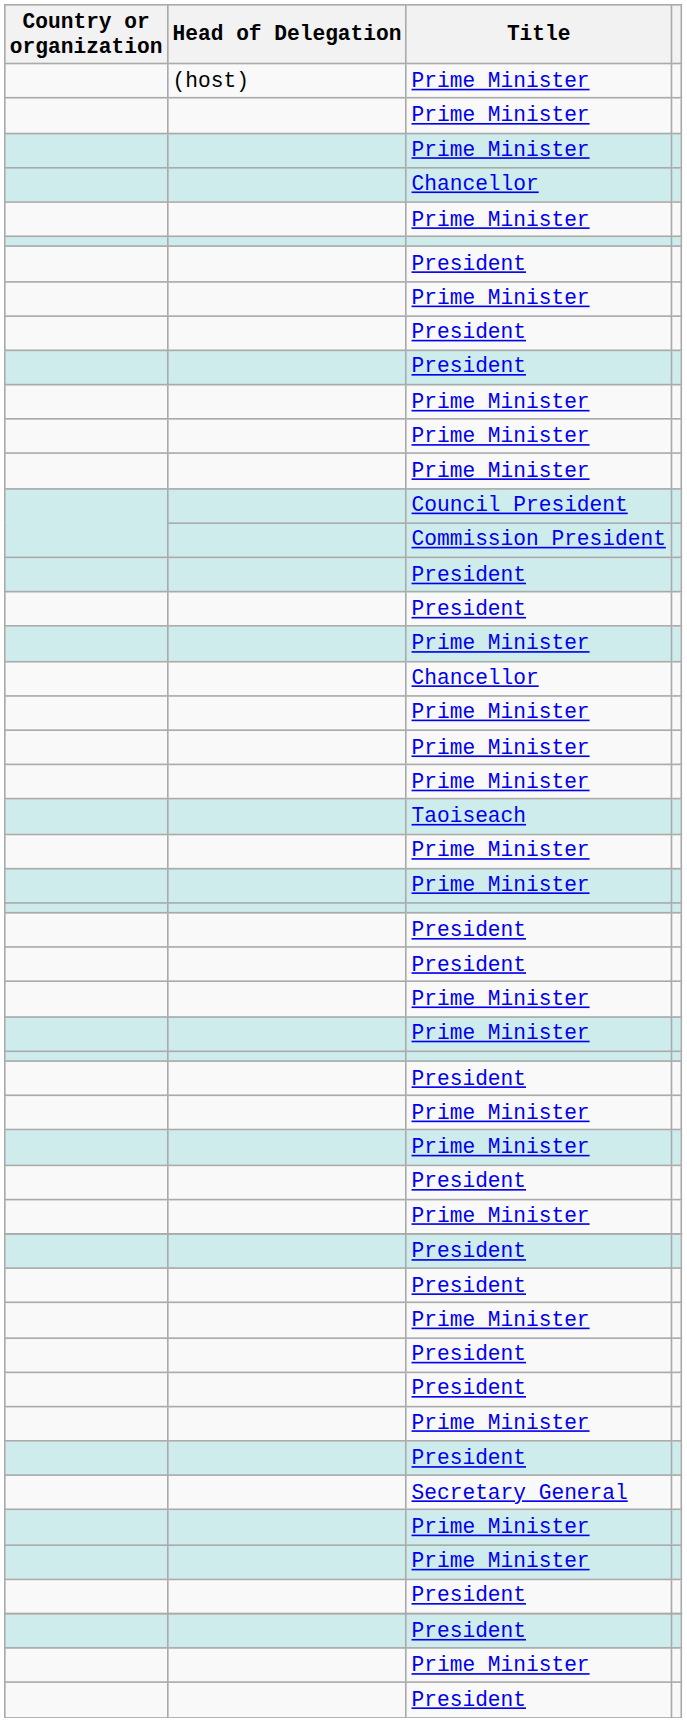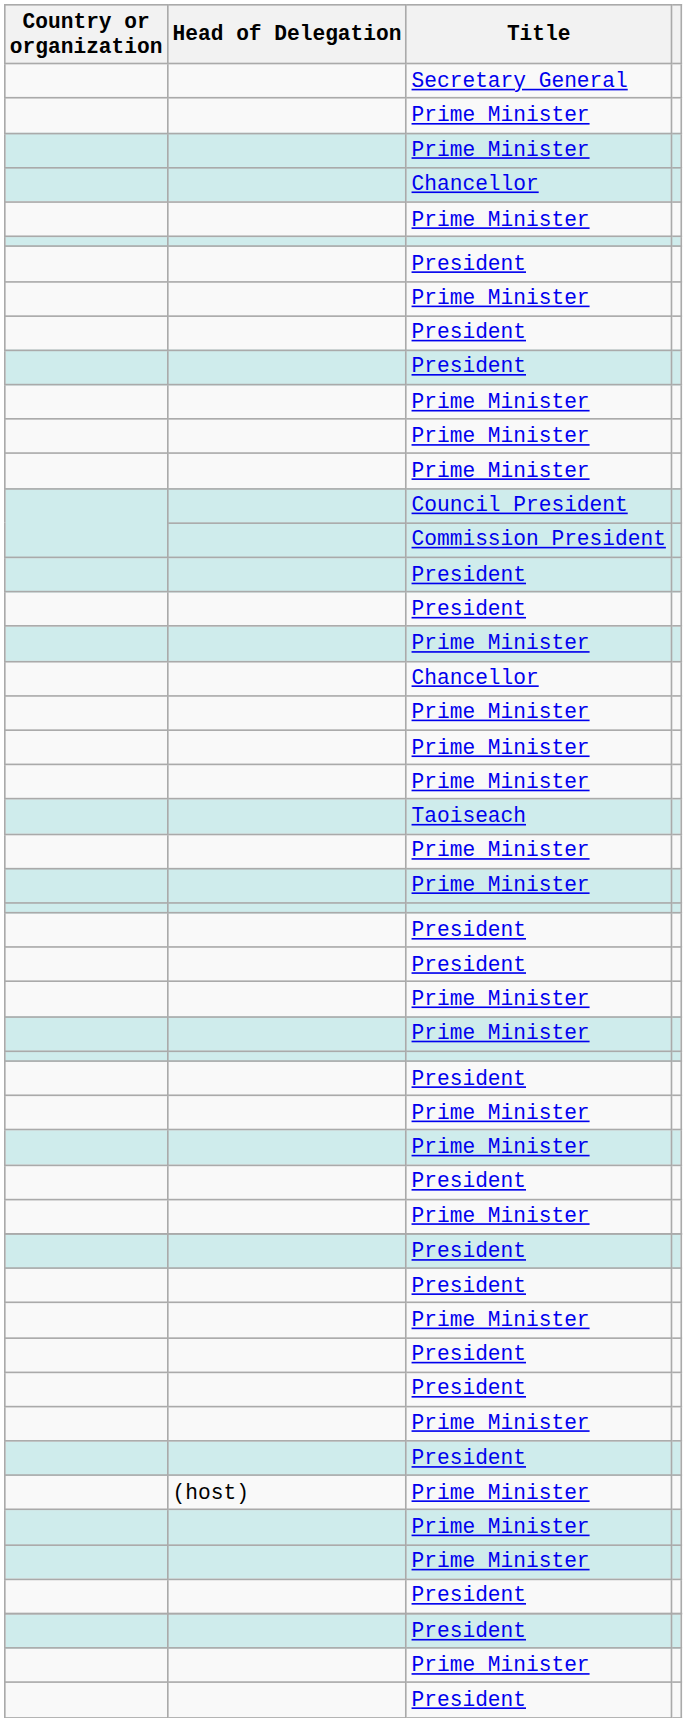rows swapped: (287, 1493) <-> (211, 81)
